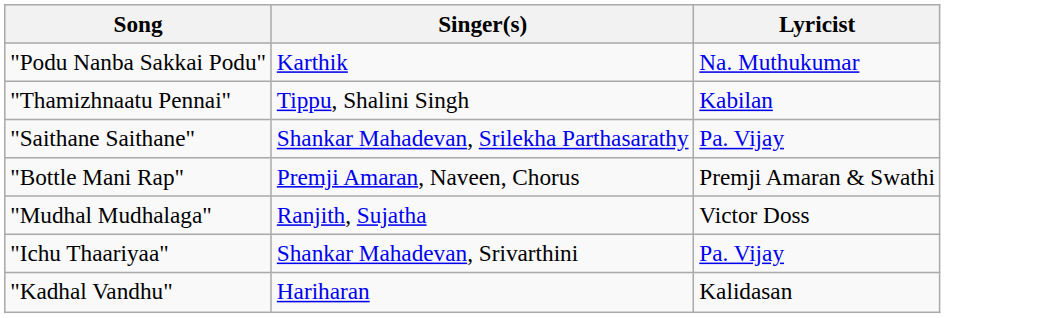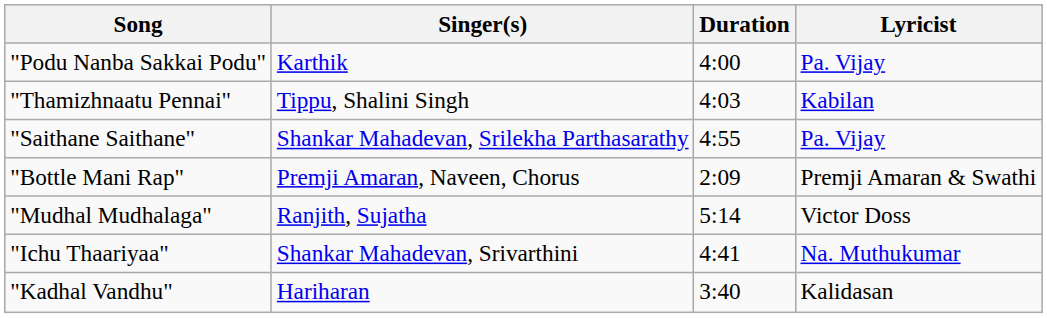+ column: (745, 23)
(779, 62) Na. Muthukumar -> (843, 62) Pa. Vijay
(742, 253) Pa. Vijay -> (881, 253) Na. Muthukumar
